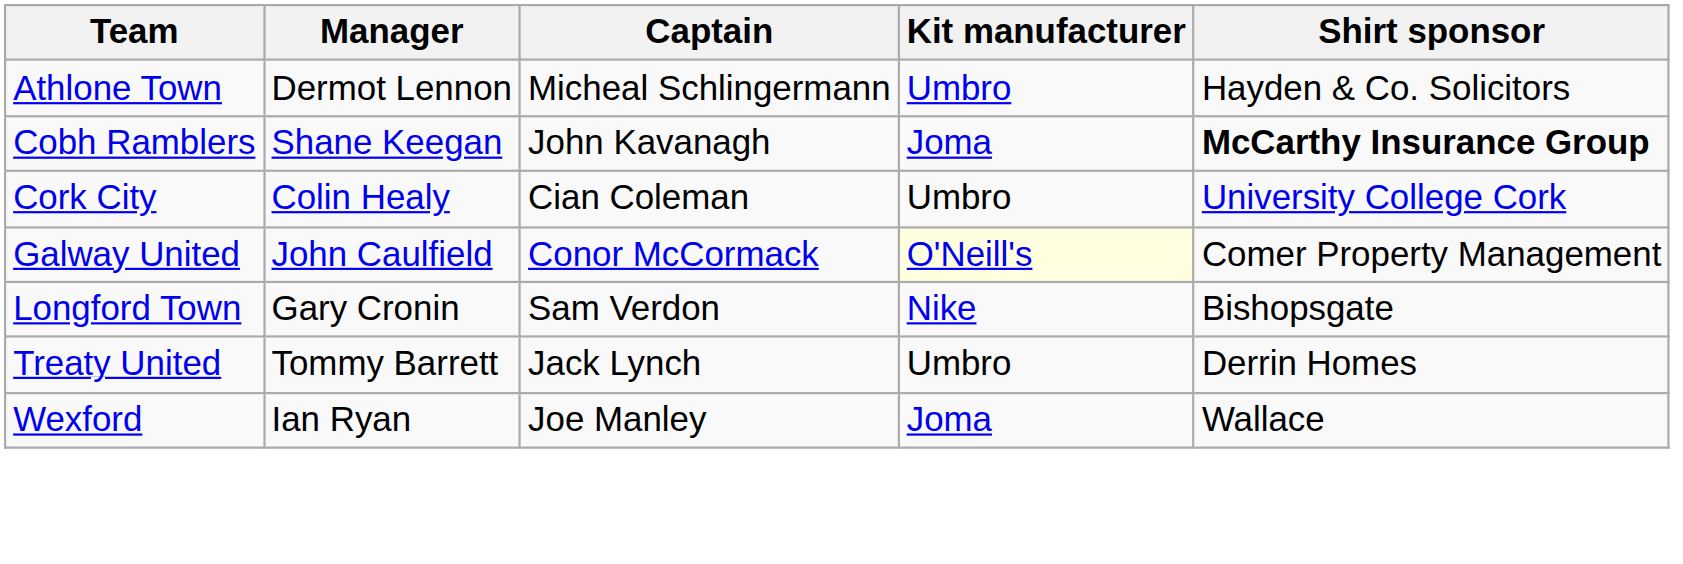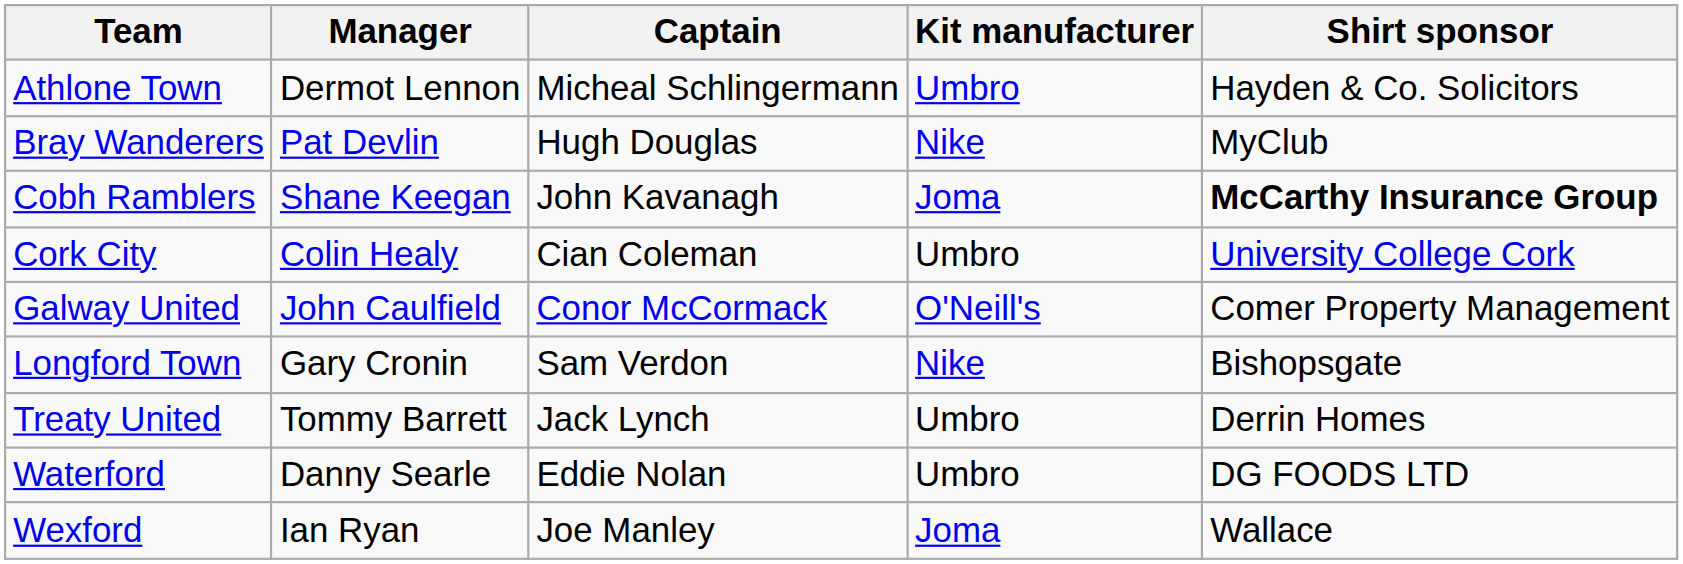+ row: (138, 142)
(970, 253) lightyellow background -> (978, 308) no background
+ row: (89, 474)
